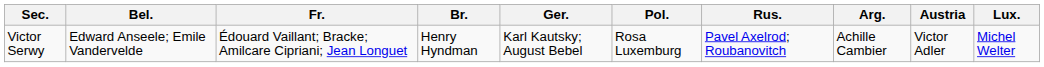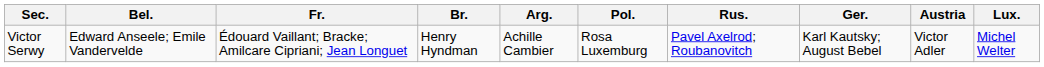columns swapped: (556, 15) <-> (872, 15)
